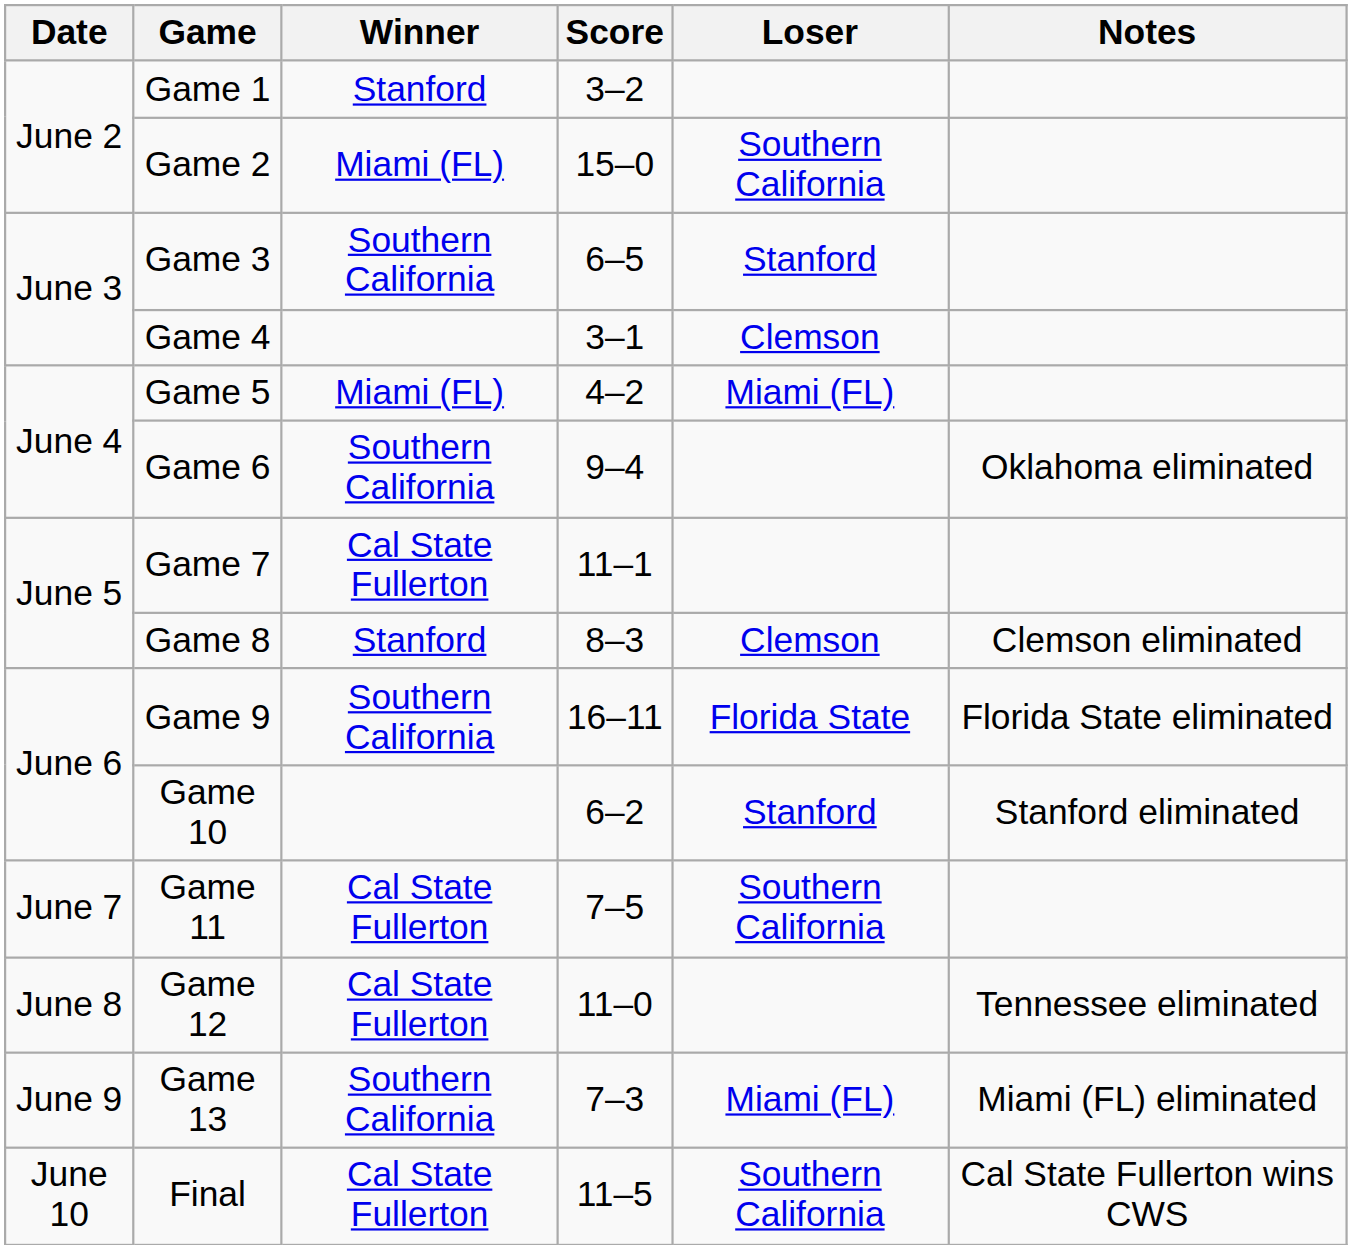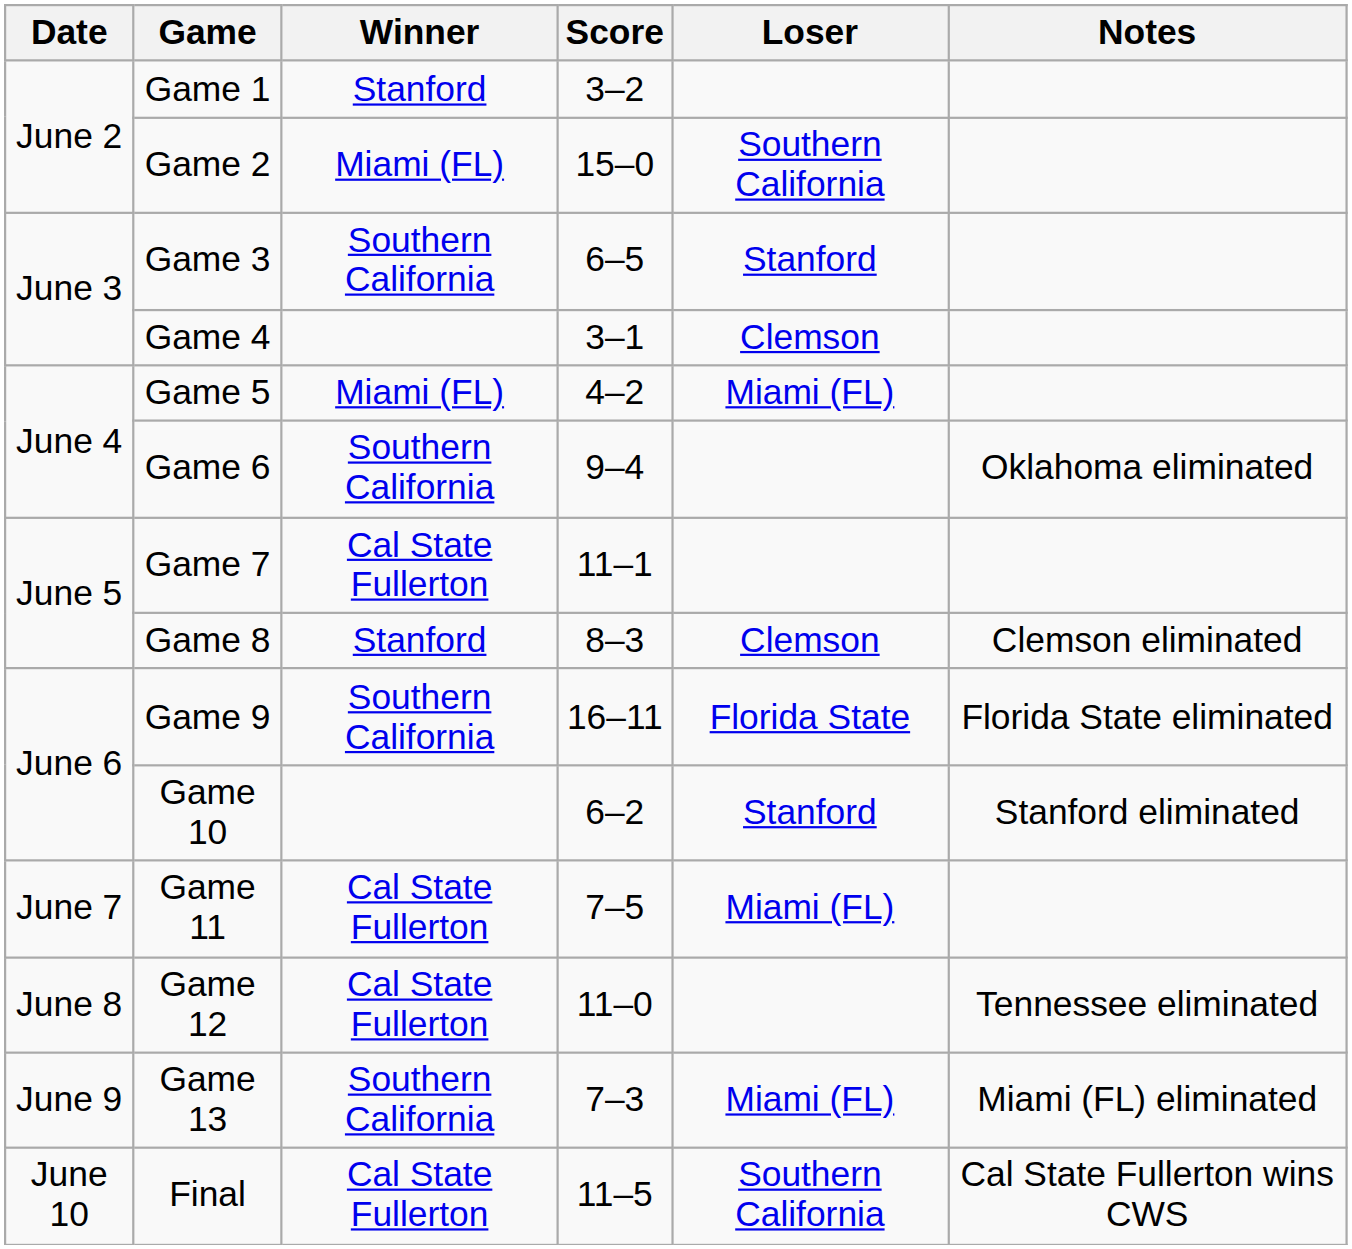(810, 907) Southern California -> (810, 907) Miami (FL)
